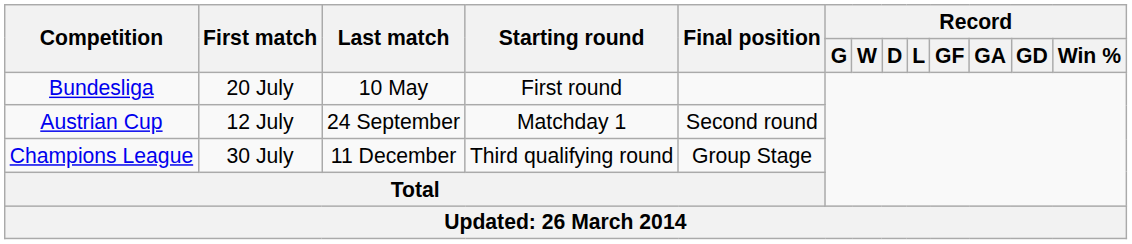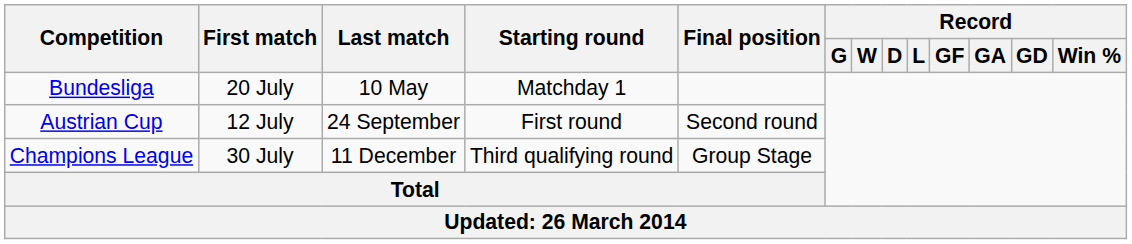(572, 89) First round -> (572, 89) Matchday 1
(572, 122) Matchday 1 -> (572, 122) First round
